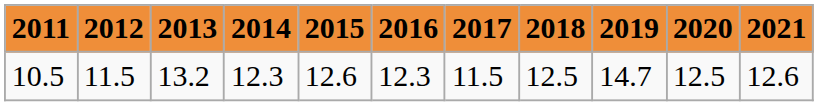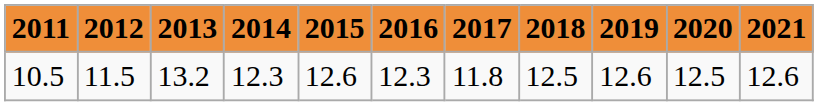(478, 75) 11.5 -> (478, 75) 11.8
(625, 75) 14.7 -> (625, 75) 12.6
